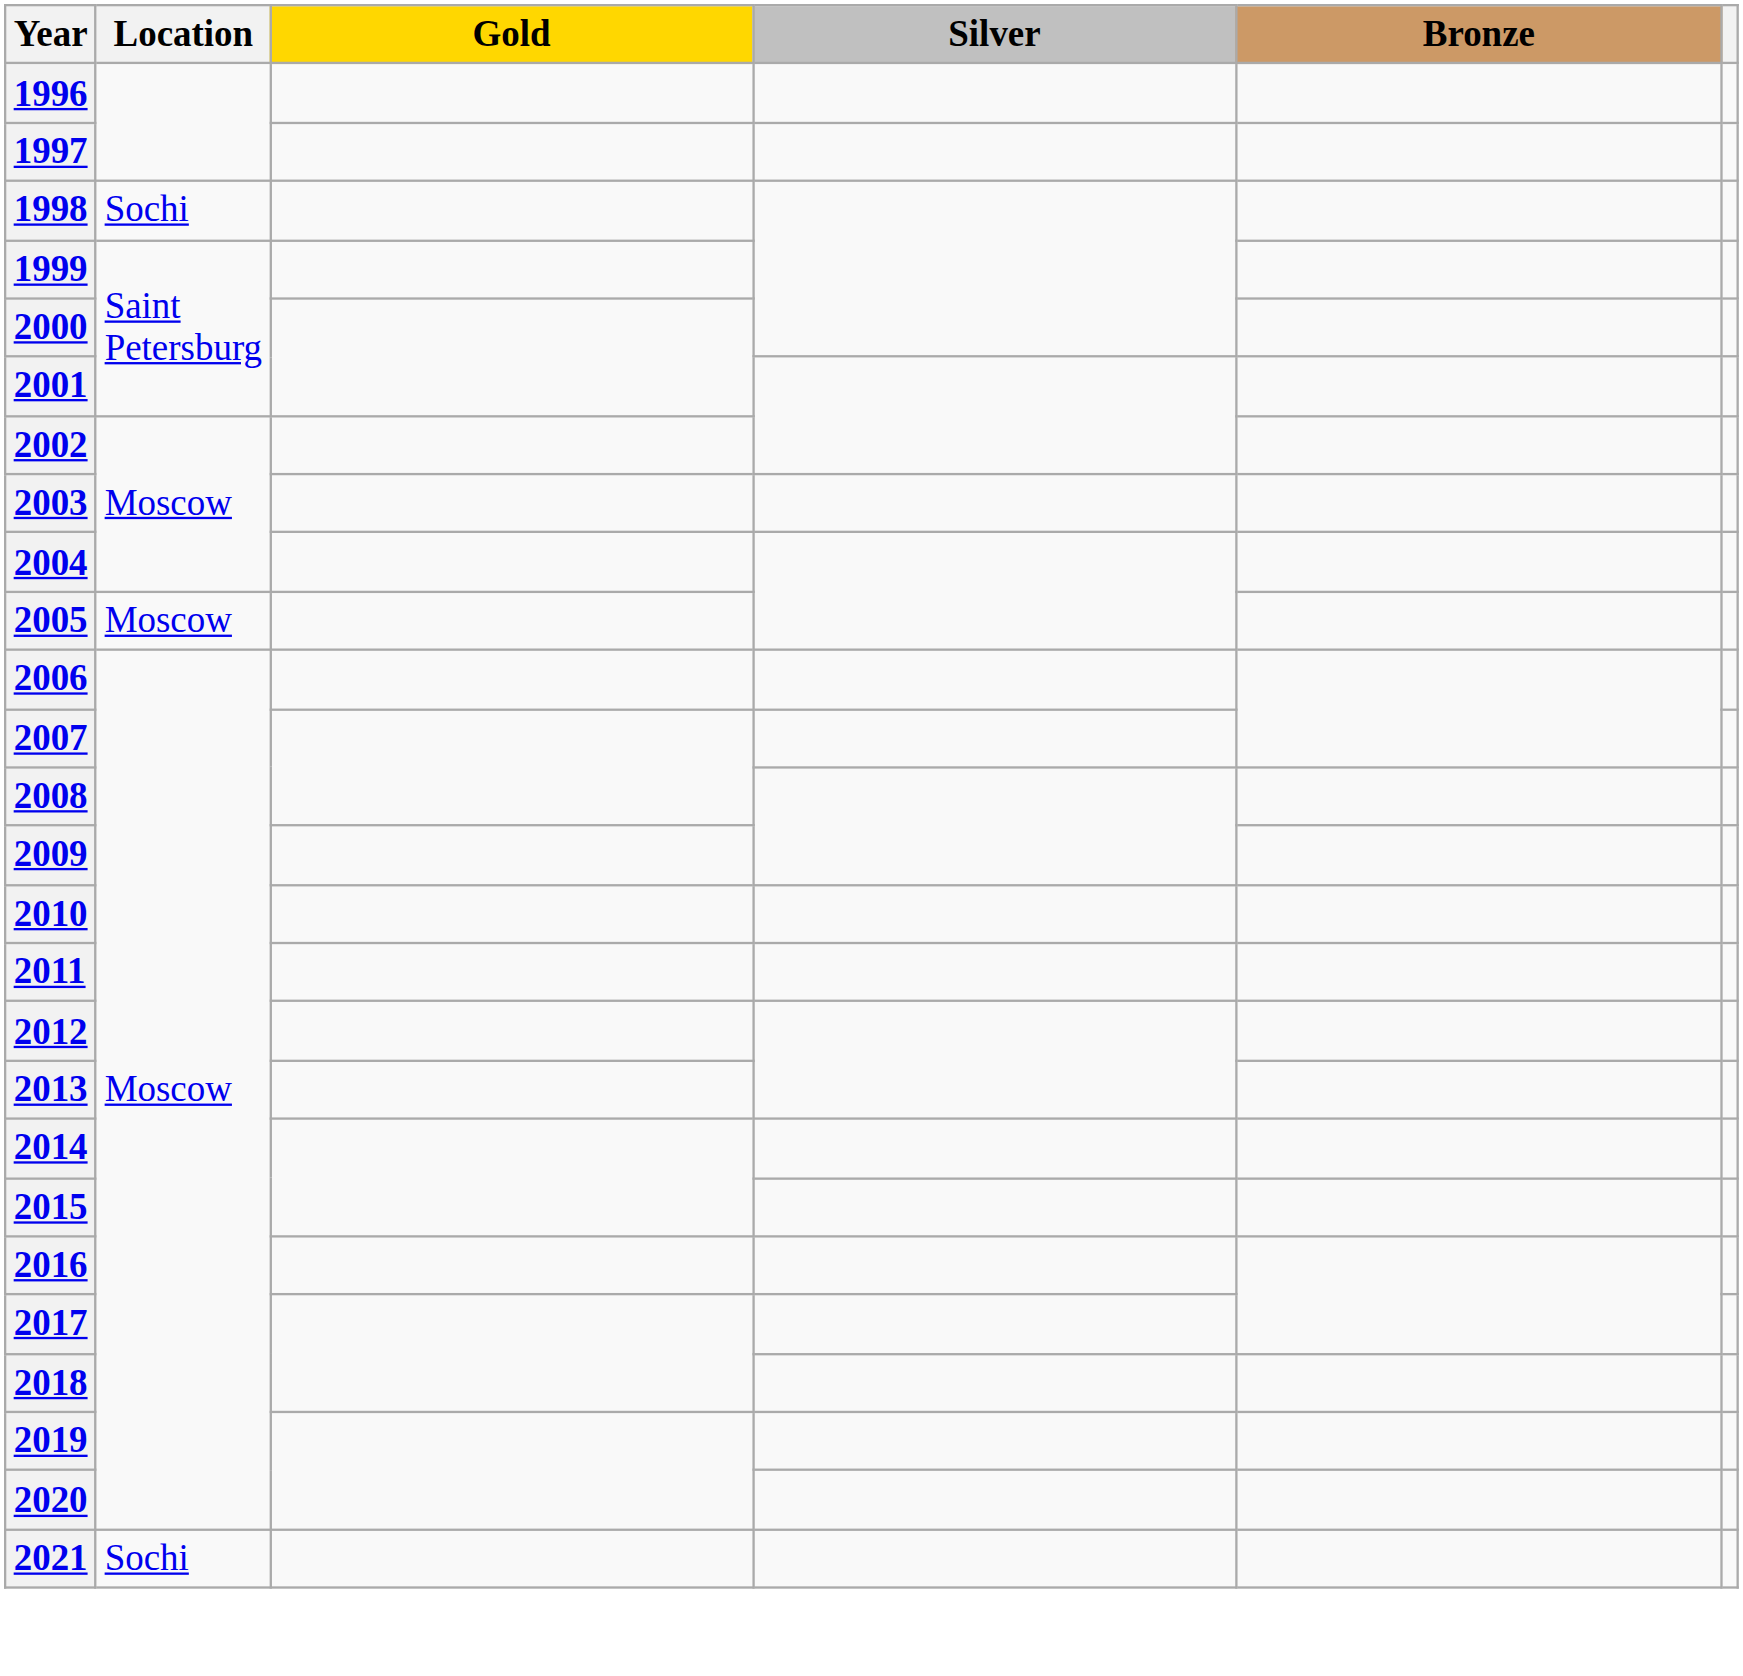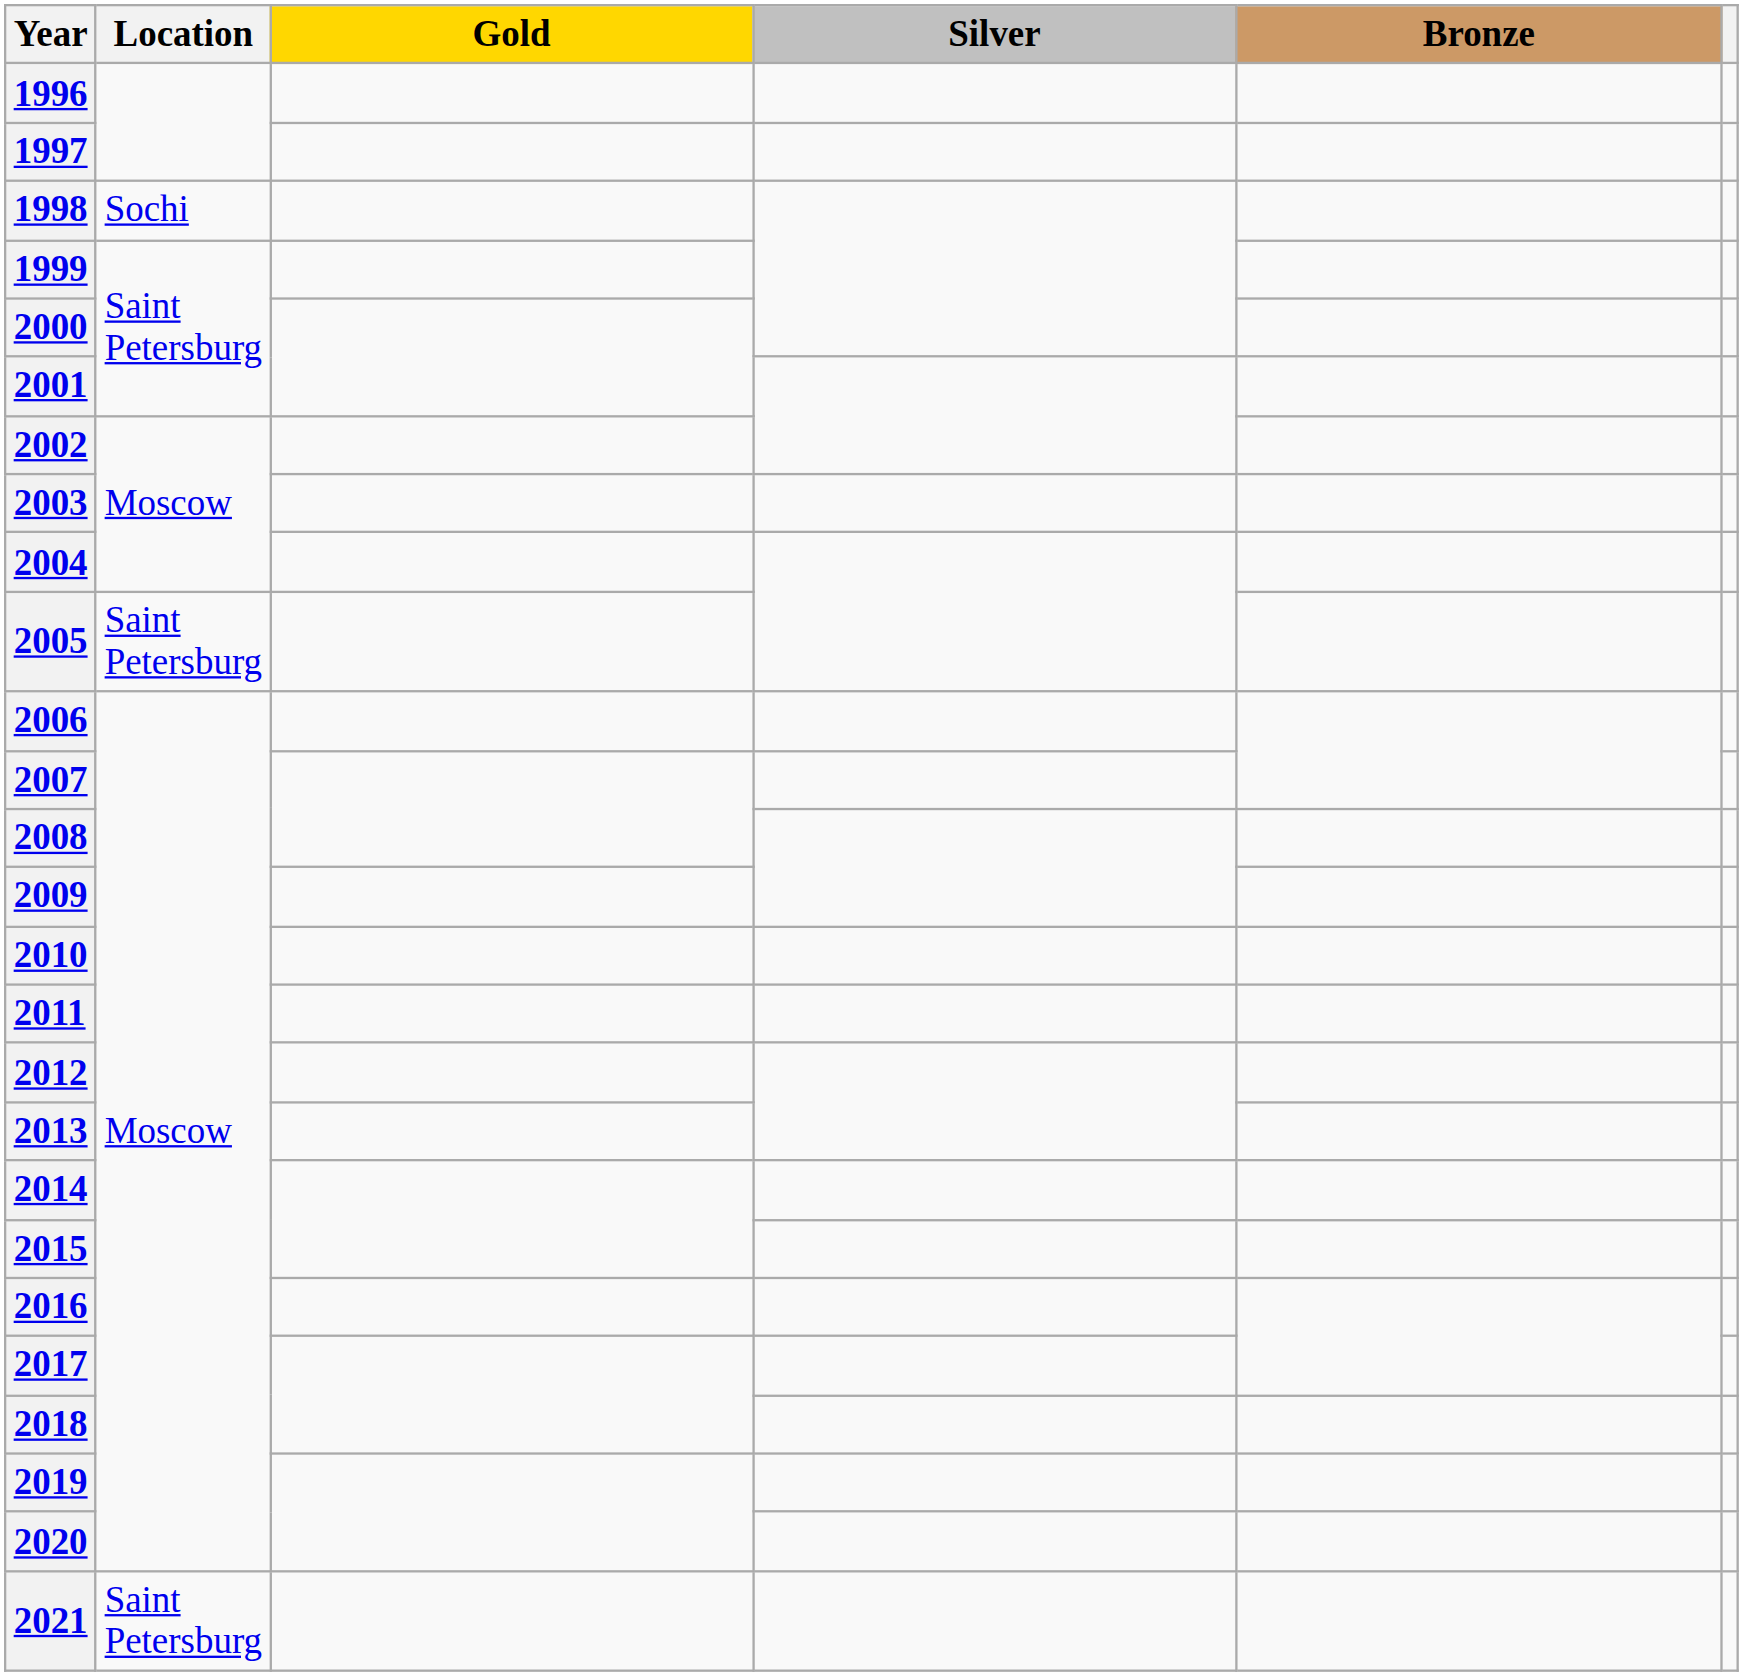(168, 619) Moscow -> (183, 640) Saint Petersburg
(147, 1557) Sochi -> (183, 1620) Saint Petersburg
